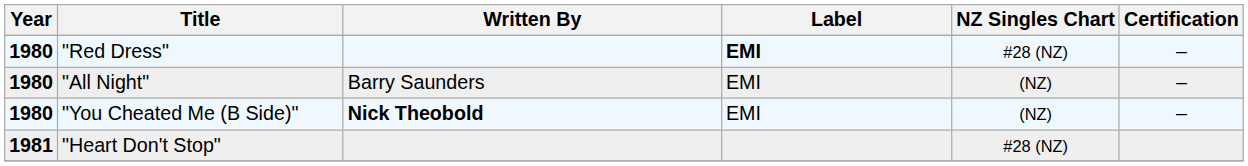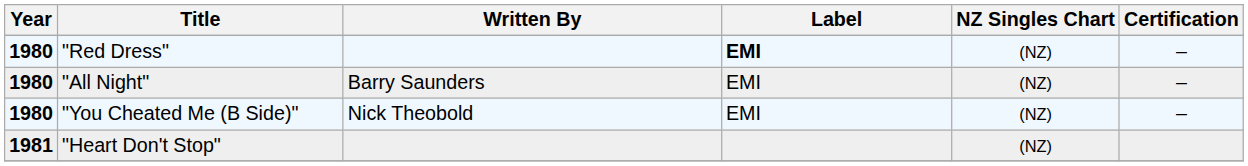(1036, 52) #28 (NZ) -> (1036, 52) (NZ)
(416, 113) bold -> (411, 113) normal
(1036, 146) #28 (NZ) -> (1036, 146) (NZ)
